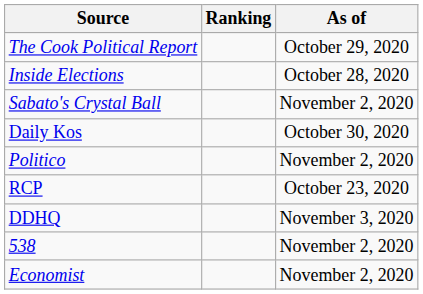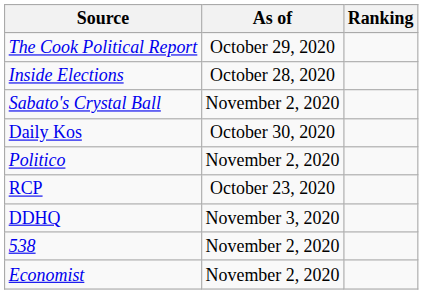columns swapped: (238, 18) <-> (347, 18)
